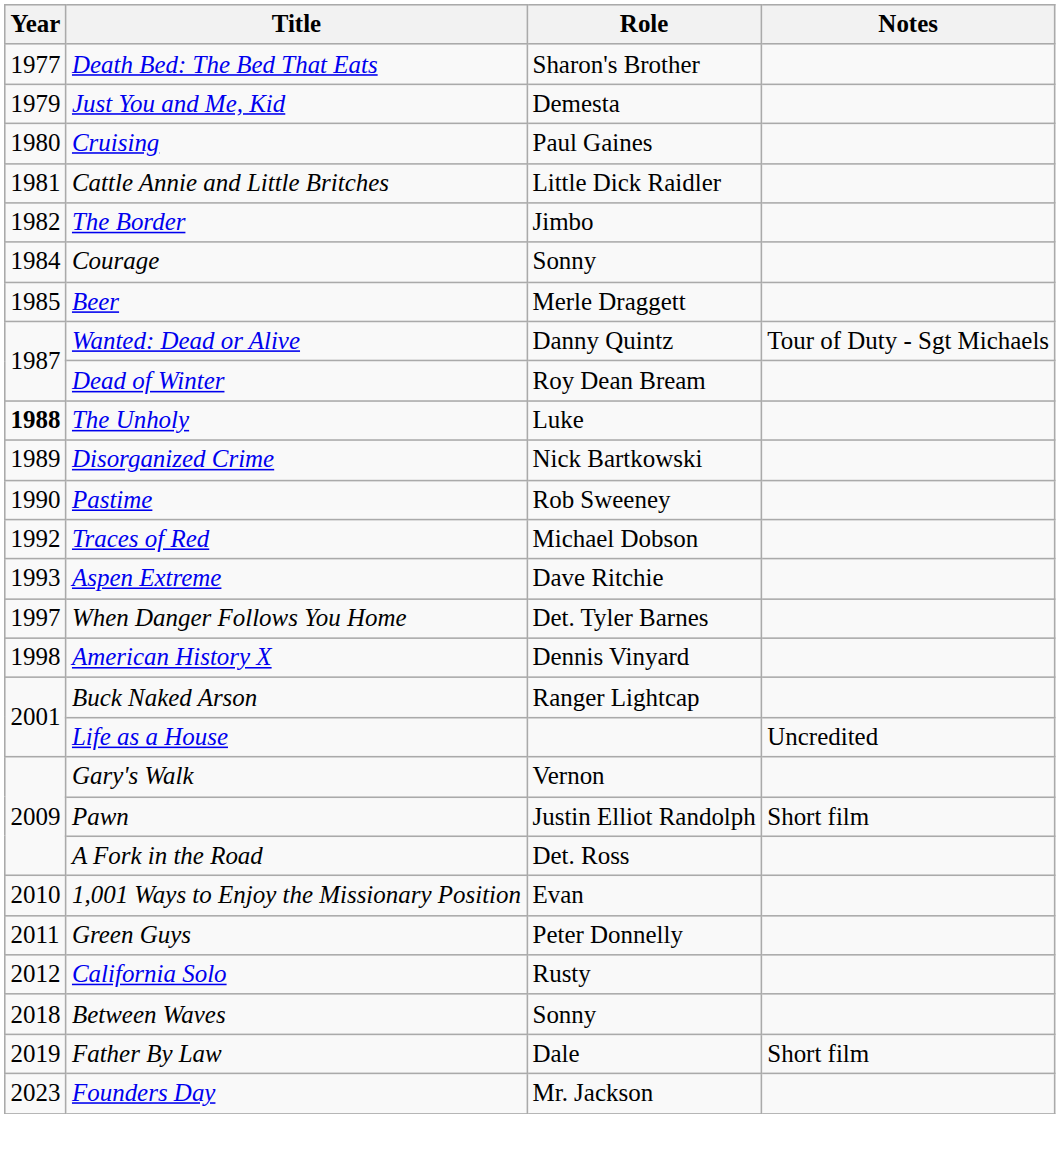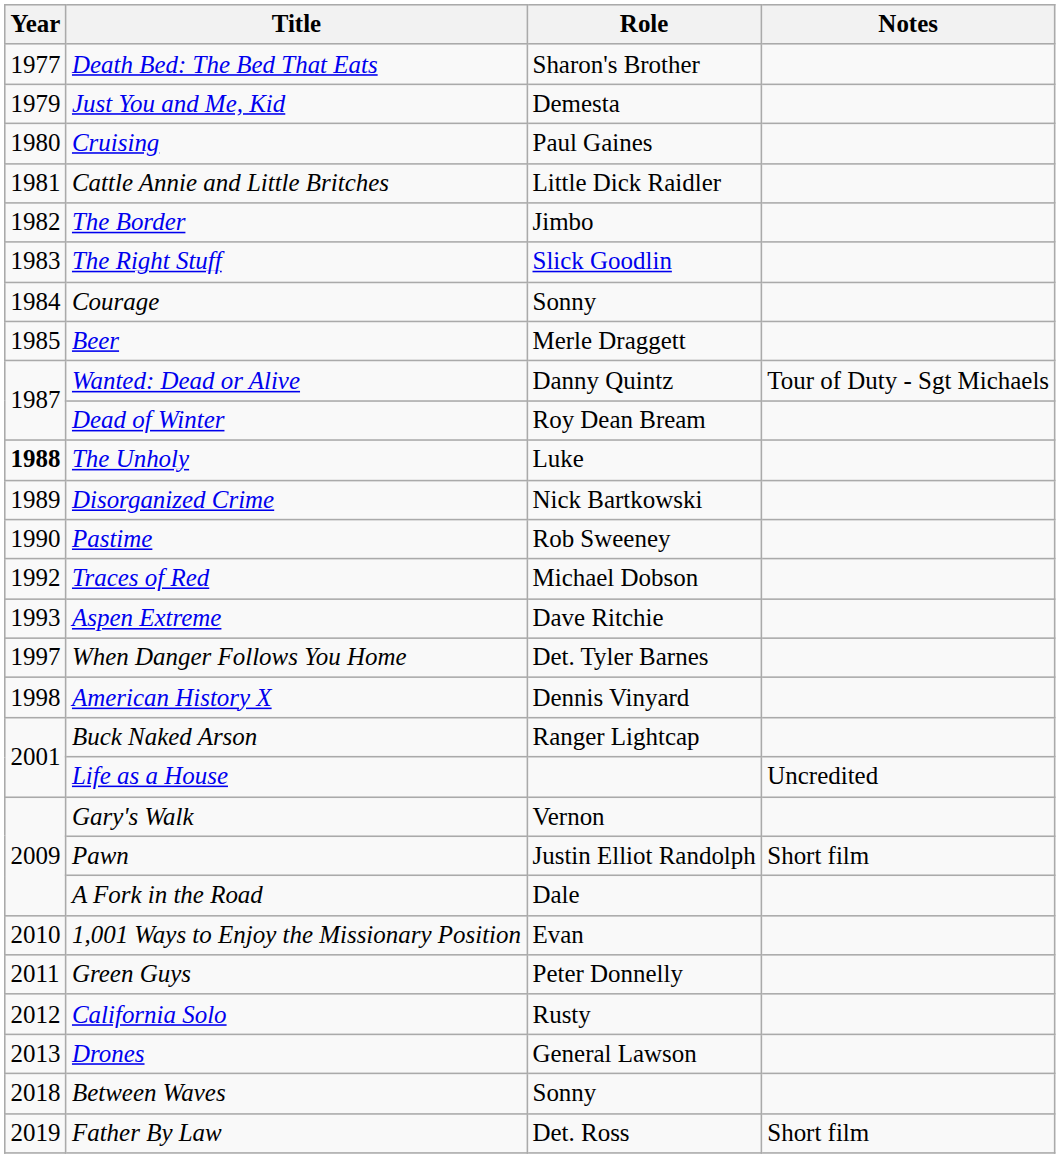+ row: (147, 261)
(581, 855) Det. Ross -> (556, 895) Dale
+ row: (108, 1053)
(556, 1053) Dale -> (581, 1132) Det. Ross
- row: (144, 1093)
